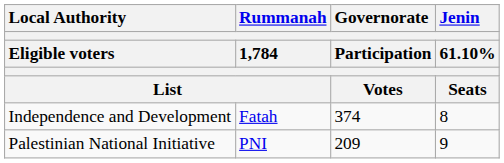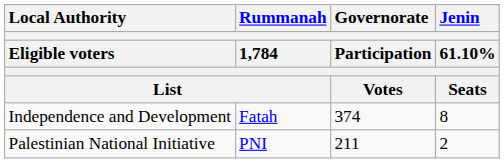(347, 143) 209 -> (347, 143) 211
(444, 143) 9 -> (444, 143) 2
